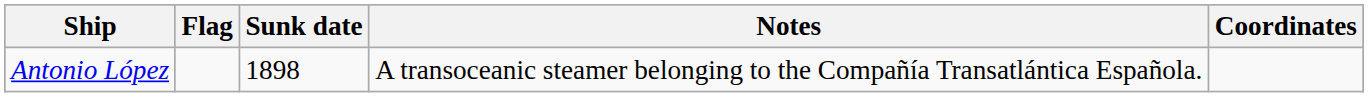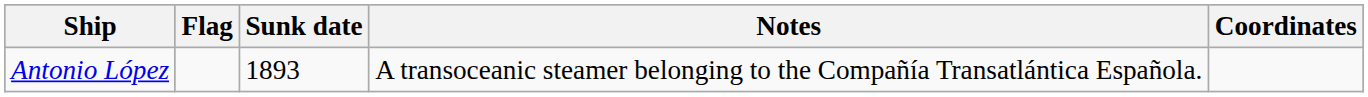(273, 69) 1898 -> (273, 69) 1893
